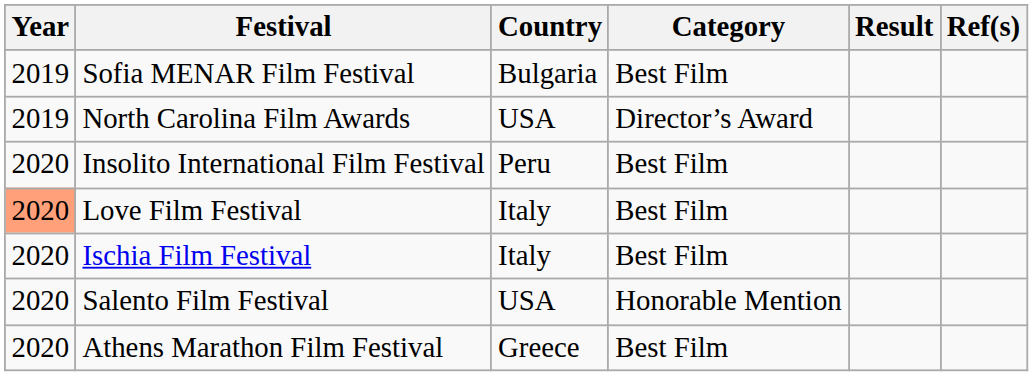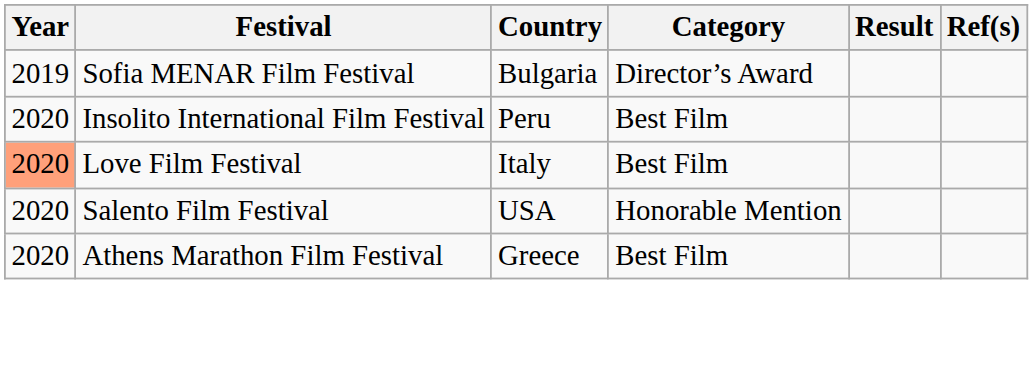(672, 73) Best Film -> (714, 73) Director’s Award
- row: (246, 118)
- row: (197, 255)
